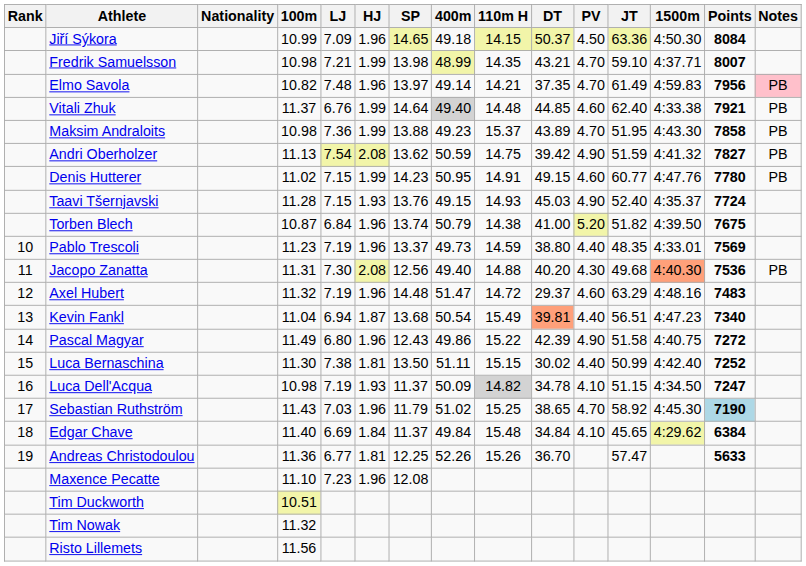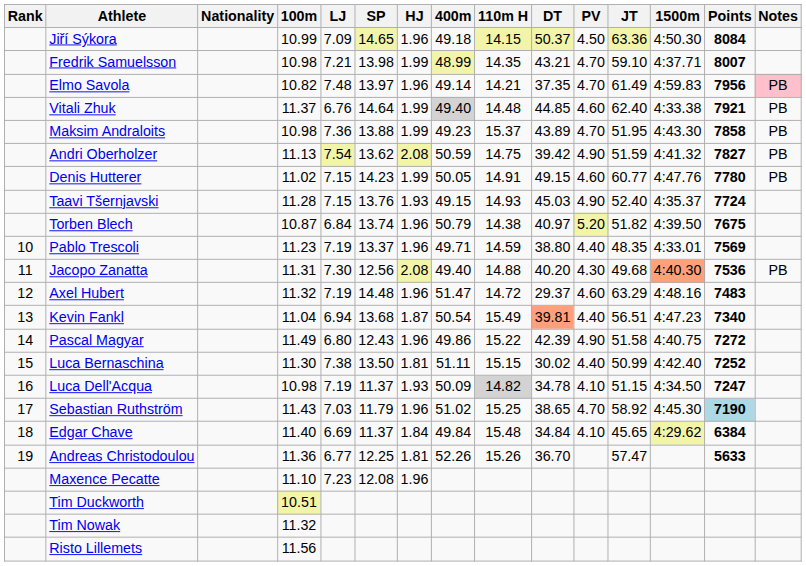columns swapped: (411, 15) <-> (372, 15)
(453, 177) 50.95 -> (453, 177) 50.05
(553, 224) 41.00 -> (553, 224) 40.97
(453, 247) 49.73 -> (453, 247) 49.71
